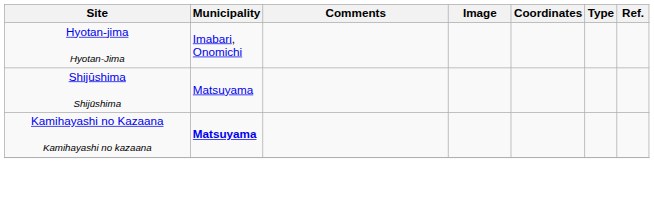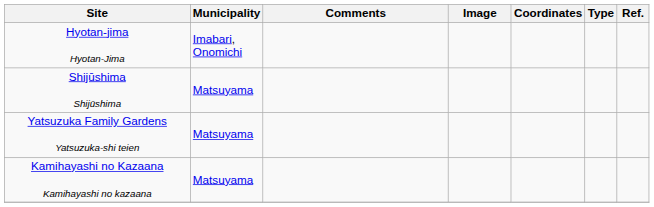+ row: (97, 135)
(225, 135) bold -> (223, 179) normal
